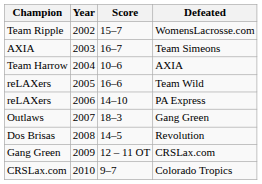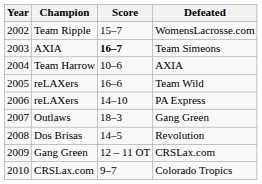columns swapped: (84, 13) <-> (37, 13)
(111, 48) normal -> (111, 48) bold
